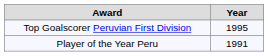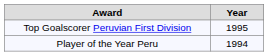(237, 43) 1991 -> (237, 43) 1994
